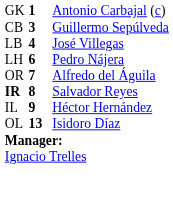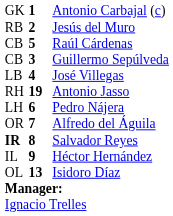+ row: (94, 27)
+ row: (92, 43)
+ row: (91, 91)
